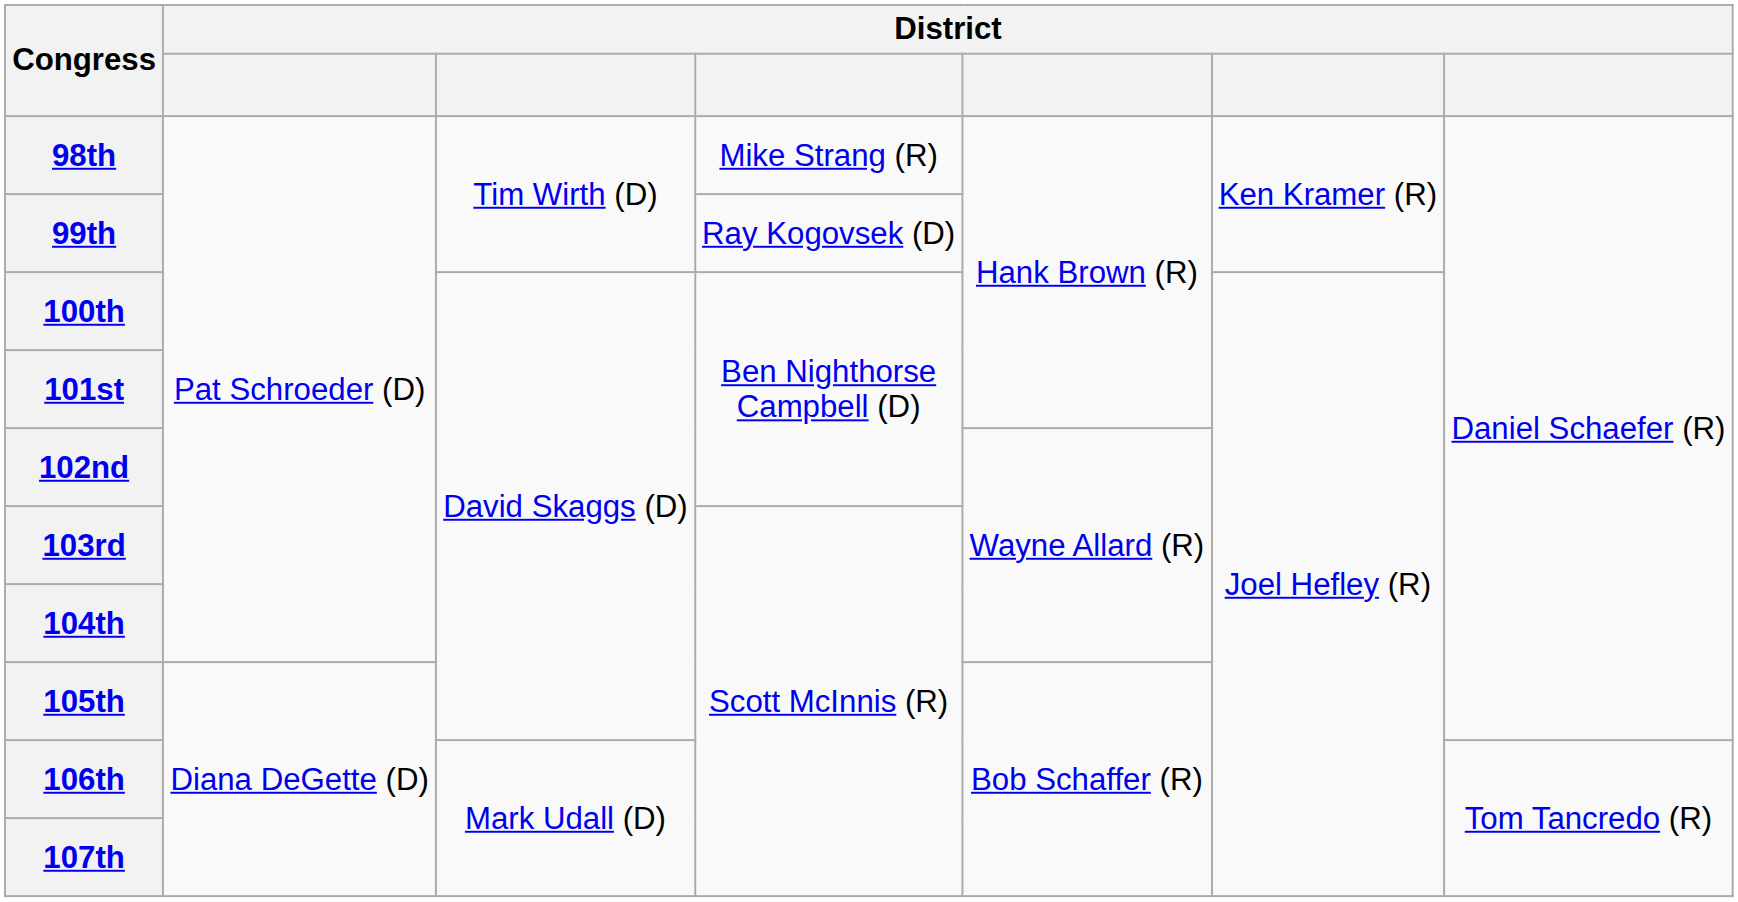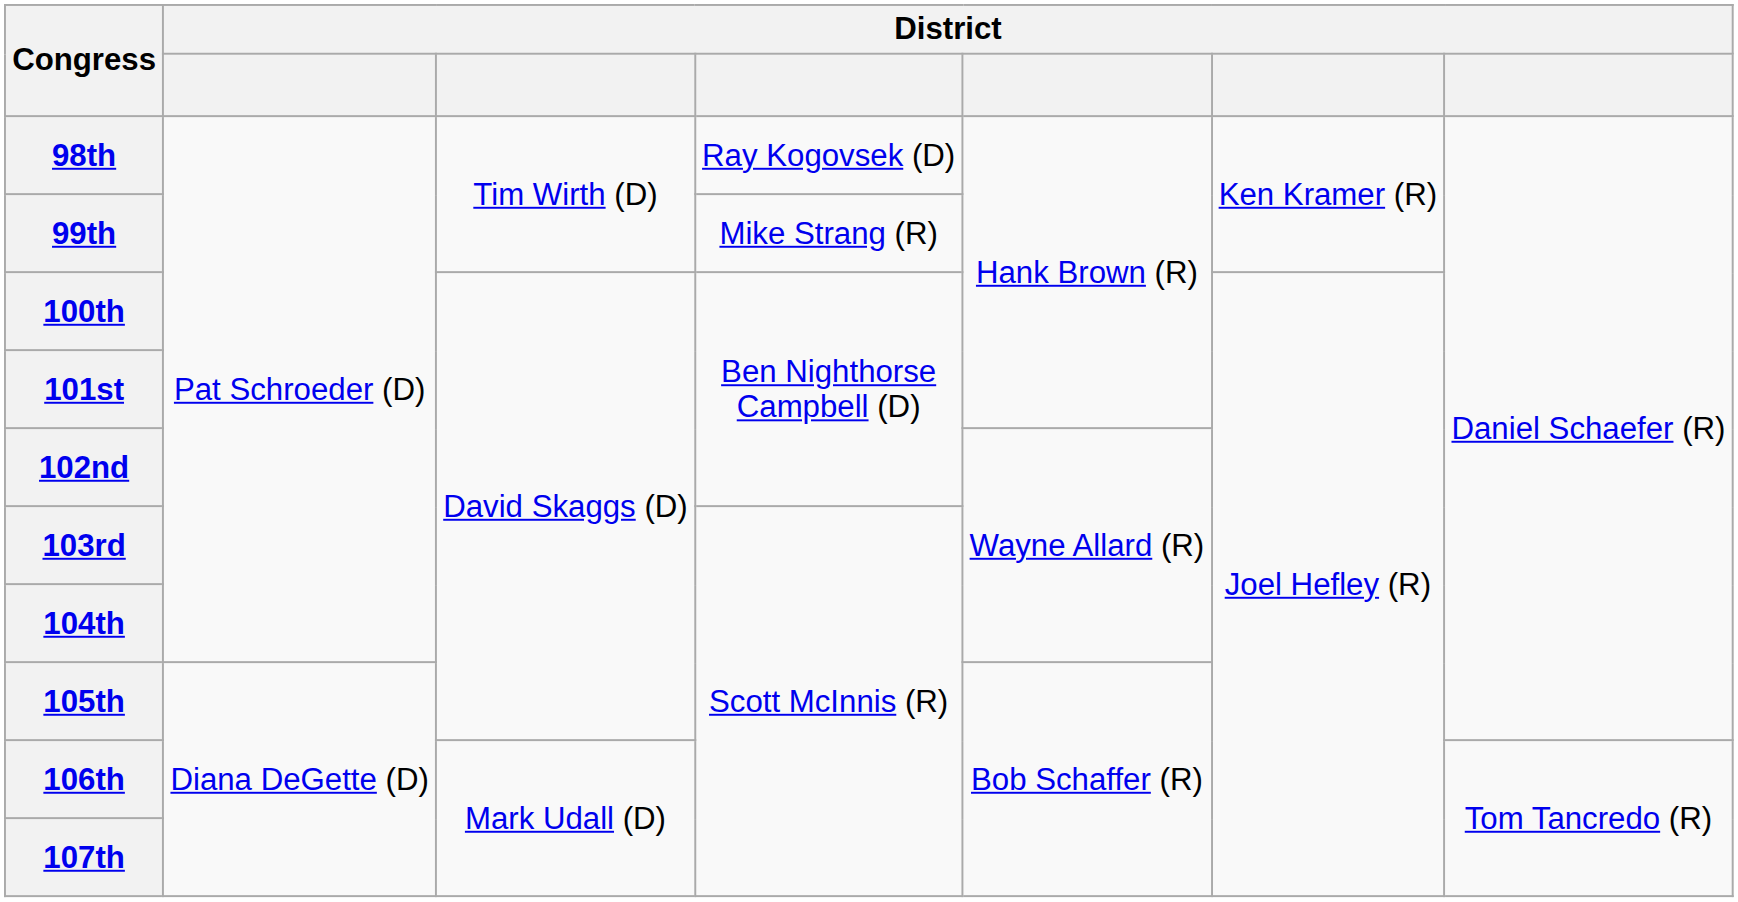(829, 155) Mike Strang (R) -> (829, 155) Ray Kogovsek (D)
(829, 233) Ray Kogovsek (D) -> (829, 233) Mike Strang (R)
